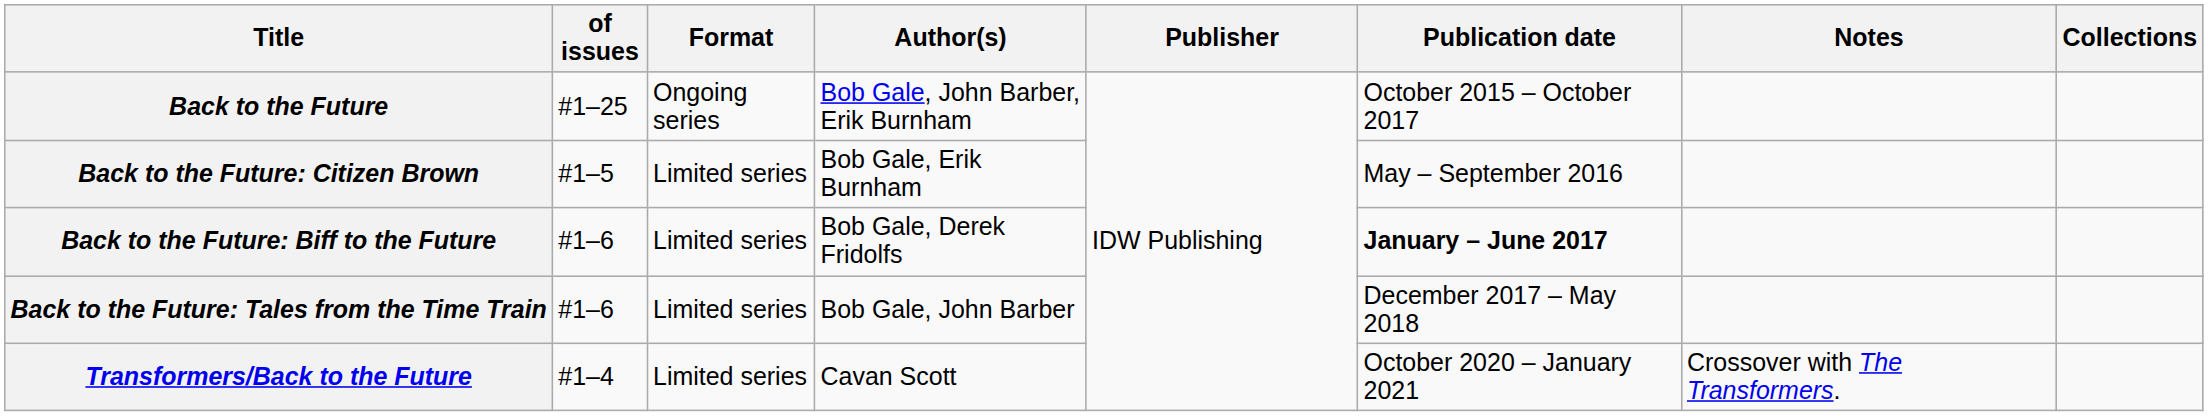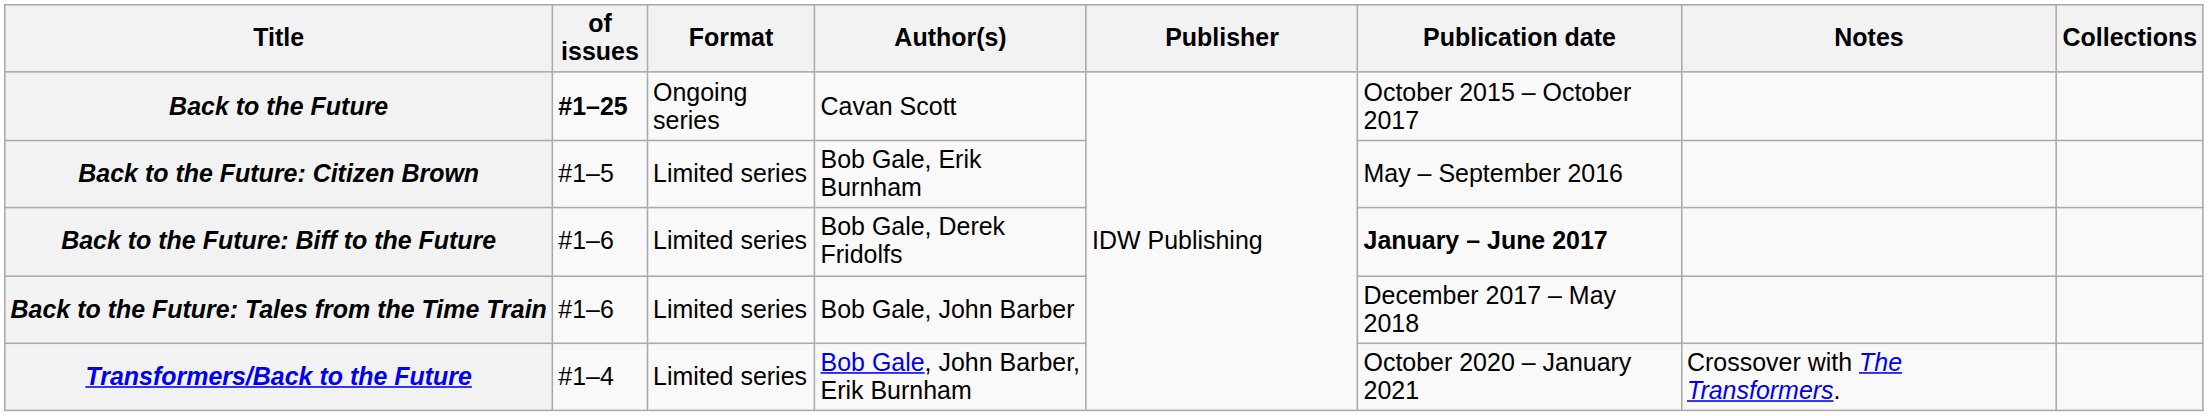(593, 105) normal -> (593, 105) bold
(950, 105) Bob Gale, John Barber, Erik Burnham -> (889, 105) Cavan Scott
(889, 376) Cavan Scott -> (950, 376) Bob Gale, John Barber, Erik Burnham
